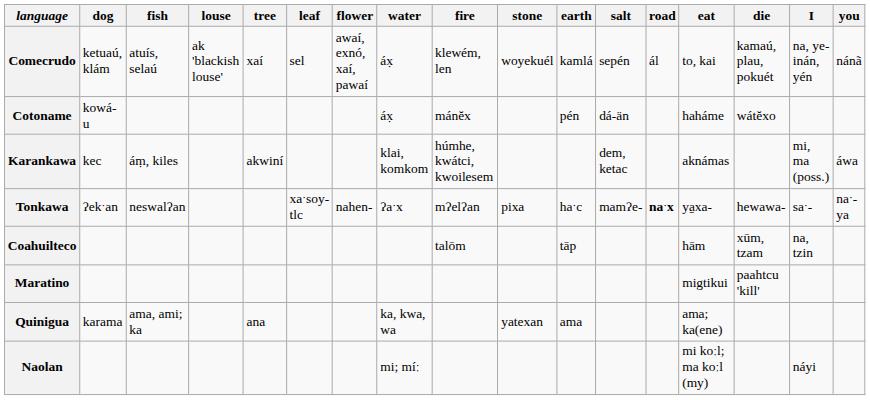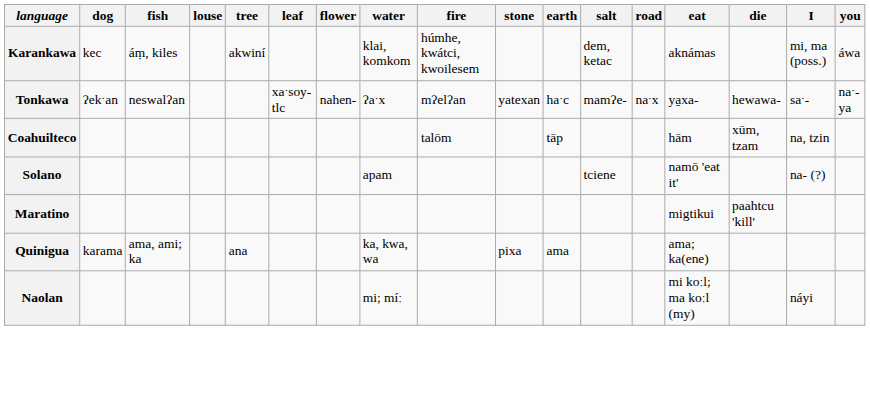- row: (42, 61)
- row: (42, 115)
(513, 207) pixa -> (519, 99) yatexan
(661, 207) bold -> (647, 99) normal
+ row: (42, 175)
(522, 321) yatexan -> (510, 251) pixa
